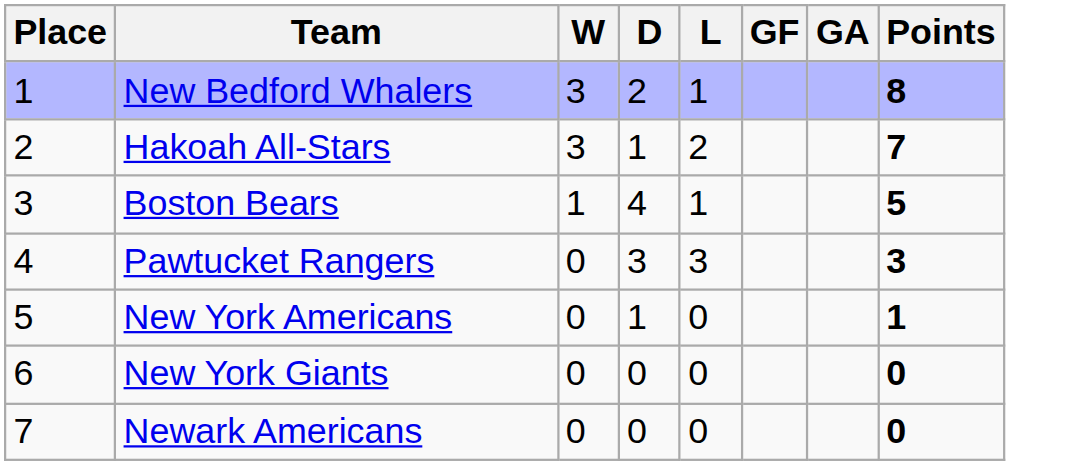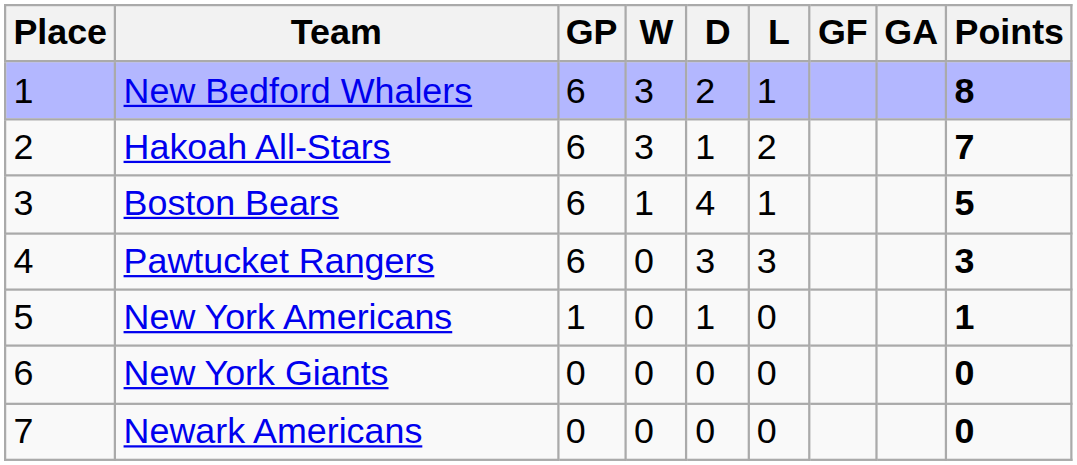+ column: (592, 32)
